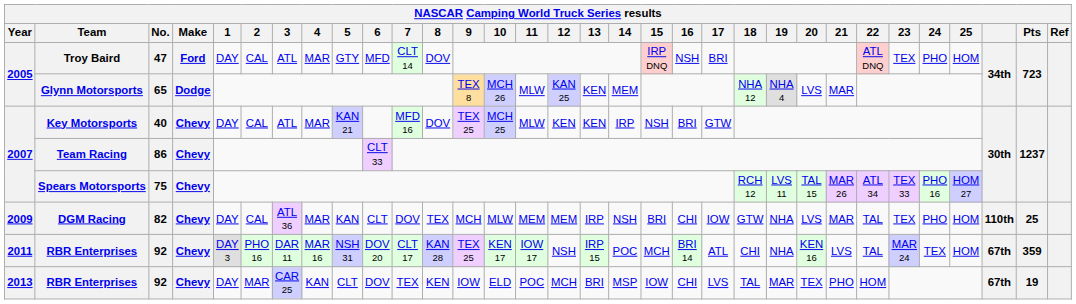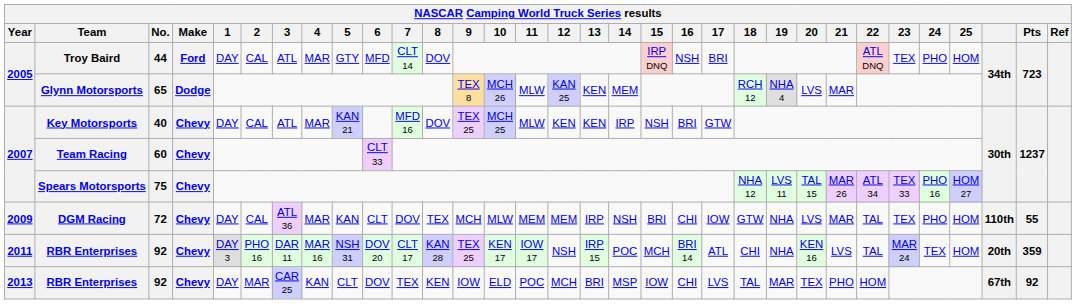(160, 58) 47 -> (160, 58) 44
(750, 90) NHA 12 -> (750, 90) RCH 12
(160, 154) 86 -> (160, 154) 60
(750, 186) RCH 12 -> (750, 186) NHA 12
(160, 219) 82 -> (160, 219) 72
(1032, 219) 25 -> (1032, 219) 55
(999, 251) 67th -> (999, 251) 20th
(1032, 283) 19 -> (1032, 283) 92
